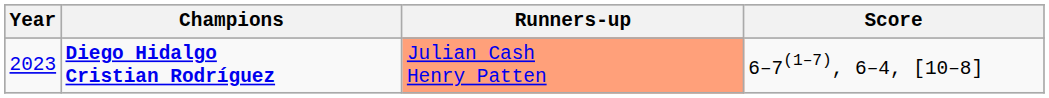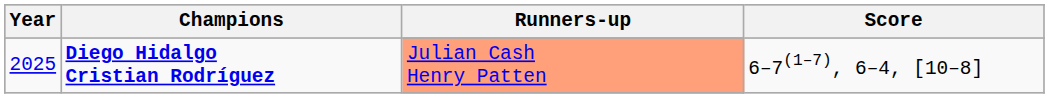(33, 65) 2023 -> (33, 65) 2025
